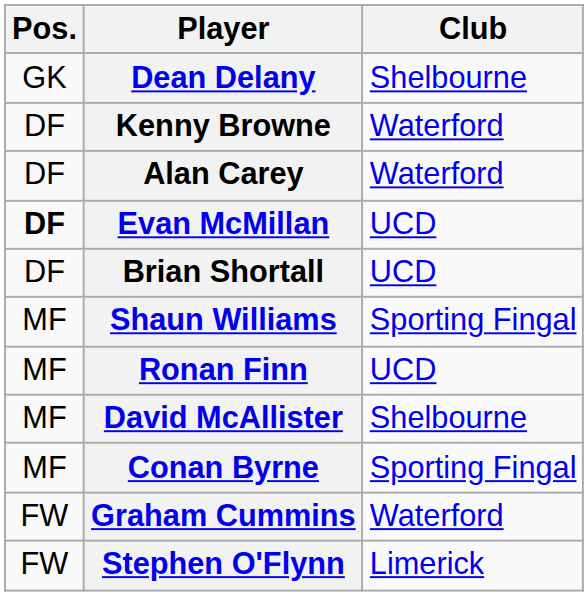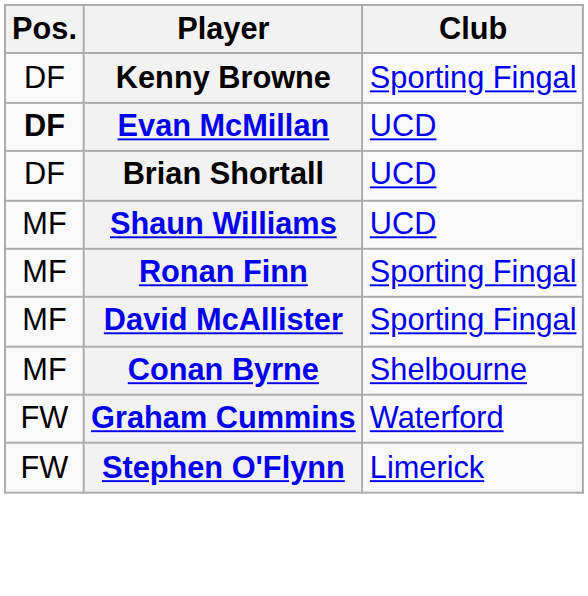- row: (223, 77)
(437, 126) Waterford -> (473, 77) Sporting Fingal
- row: (223, 175)
(473, 321) Sporting Fingal -> (403, 223) UCD
(403, 369) UCD -> (473, 272) Sporting Fingal
(448, 418) Shelbourne -> (473, 321) Sporting Fingal
(473, 467) Sporting Fingal -> (448, 369) Shelbourne
